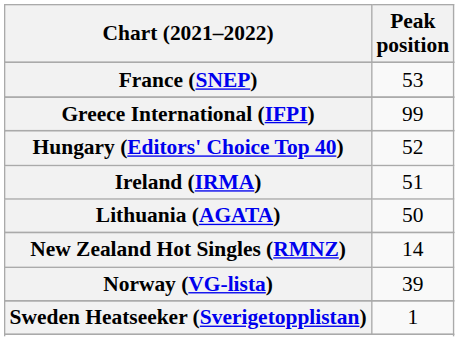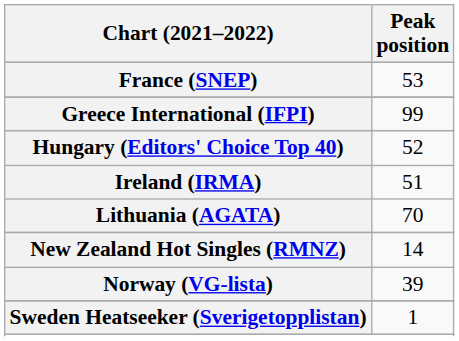(413, 215) 50 -> (413, 215) 70
